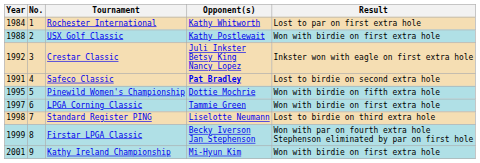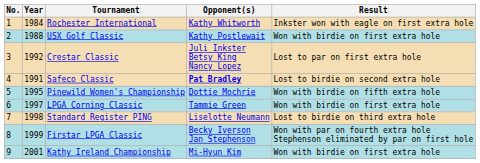columns swapped: (36, 11) <-> (16, 11)
(347, 24) Lost to par on first extra hole -> (373, 24) Inkster won with eagle on first extra hole
(373, 58) Inkster won with eagle on first extra hole -> (347, 58) Lost to par on first extra hole
